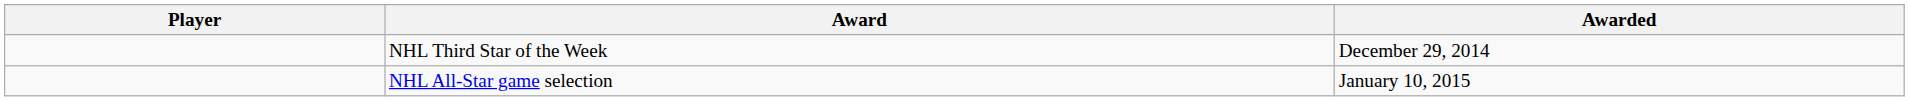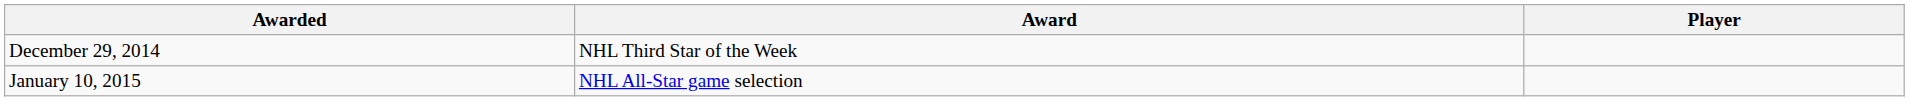columns swapped: (195, 19) <-> (1619, 19)
